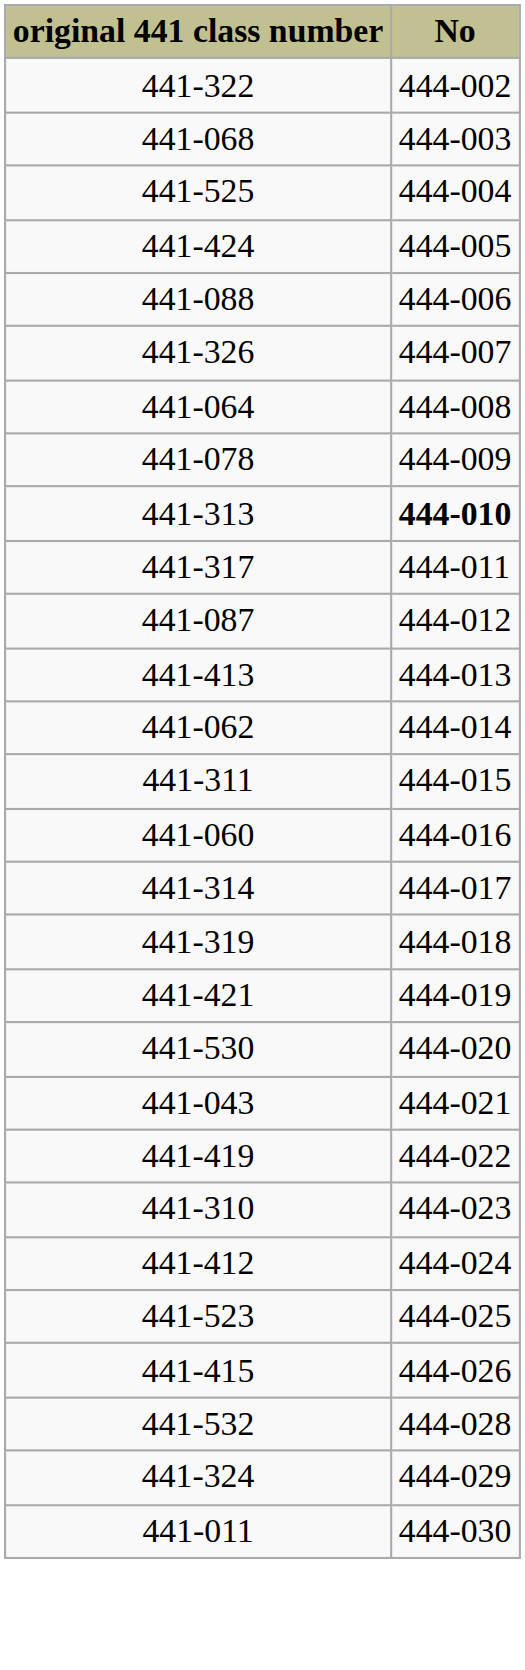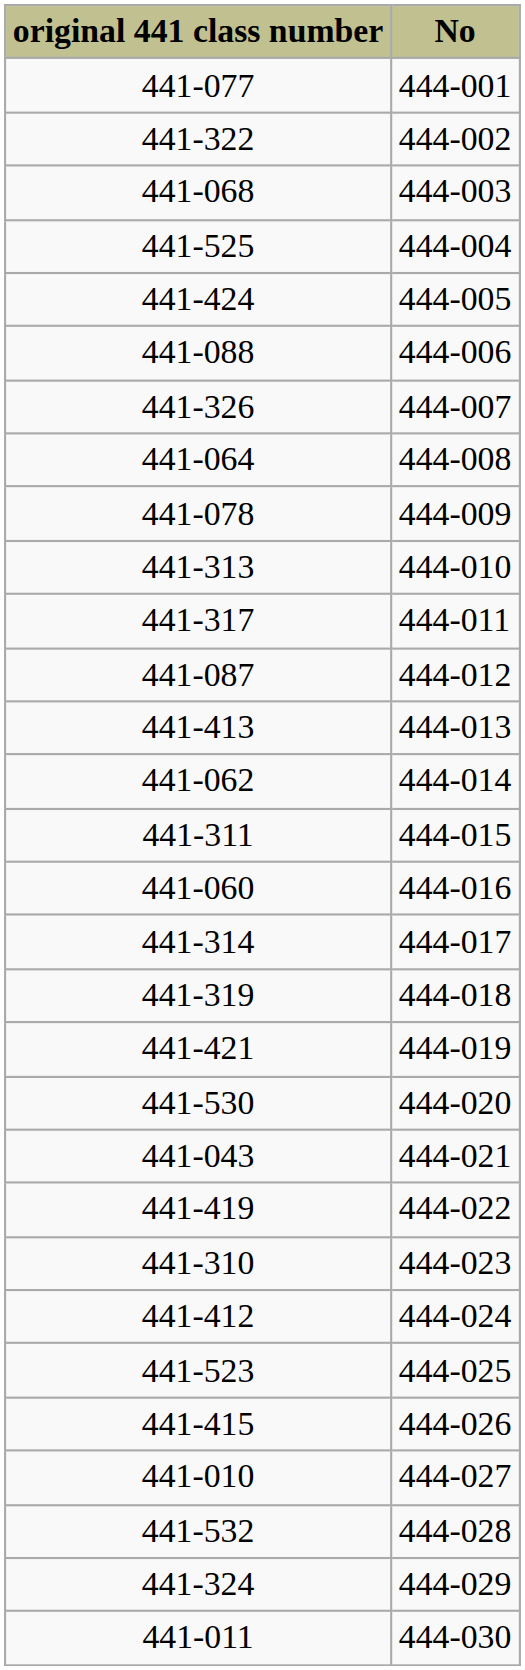+ row: (198, 84)
(455, 513) bold -> (455, 566) normal
+ row: (198, 1476)
